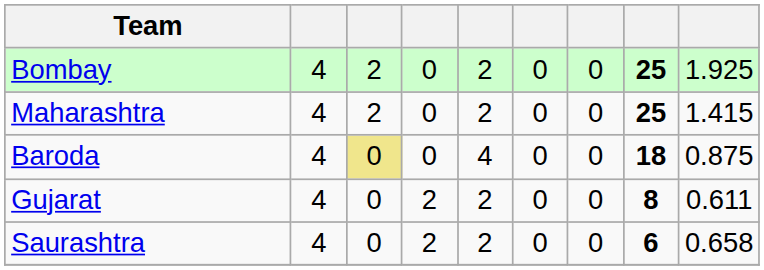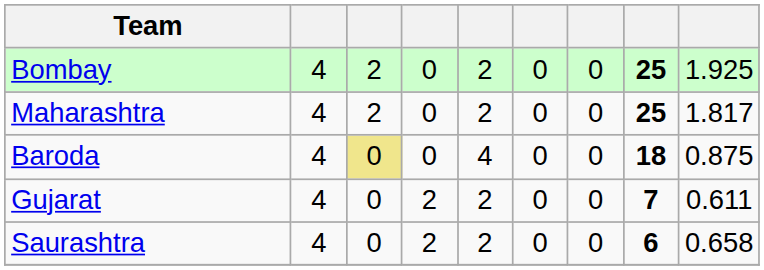(719, 112) 1.415 -> (719, 112) 1.817
(651, 199) 8 -> (651, 199) 7
